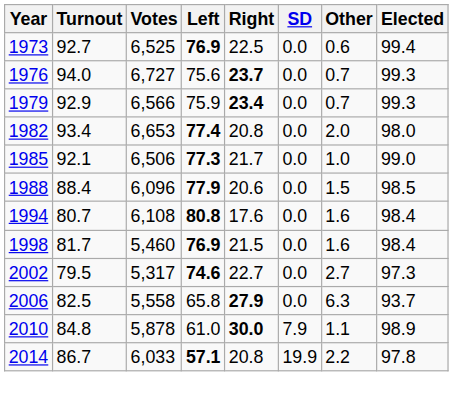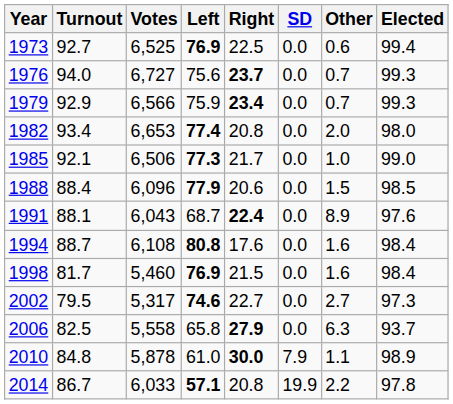+ row: (28, 216)
(74, 216) 80.7 -> (74, 244) 88.7
